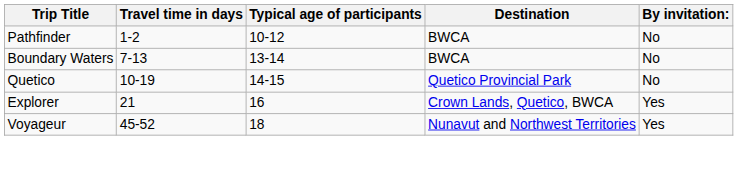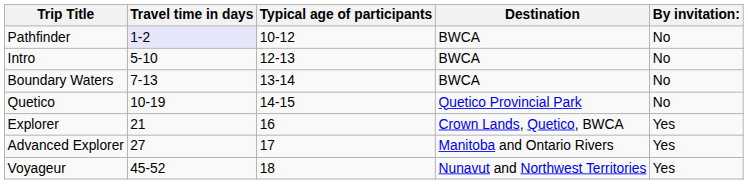(130, 37) no background -> (140, 37) lavender background
+ row: (21, 59)
+ row: (66, 146)
